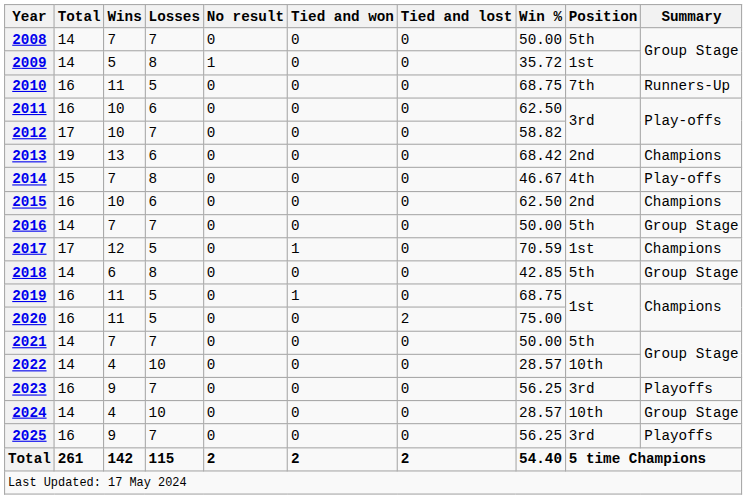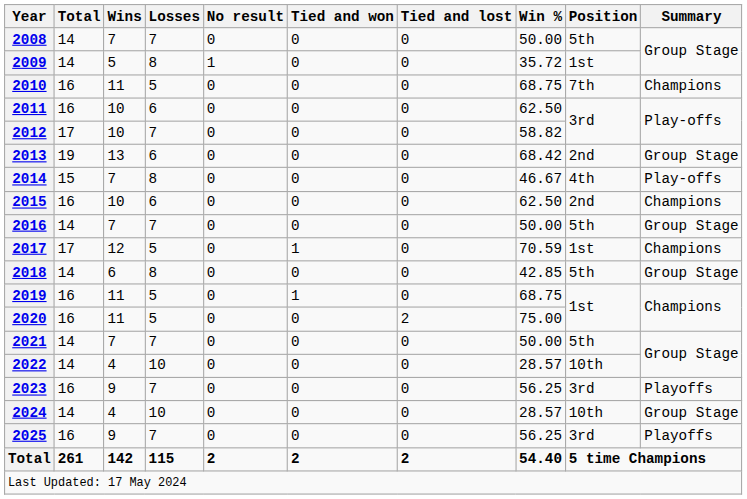(687, 86) Runners-Up -> (683, 86) Champions
(683, 156) Champions -> (691, 156) Group Stage
